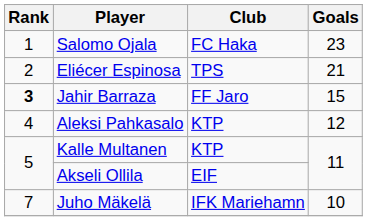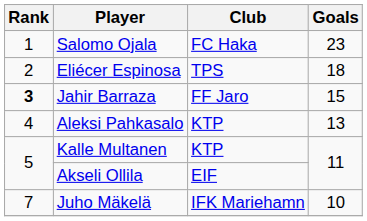(336, 70) 21 -> (336, 70) 18
(336, 123) 12 -> (336, 123) 13
